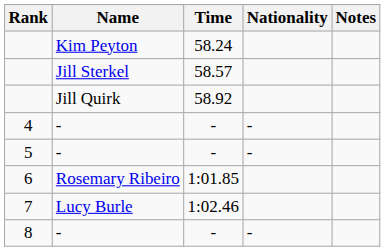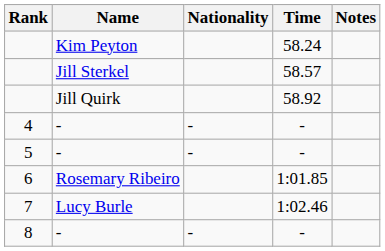columns swapped: (287, 17) <-> (213, 17)
